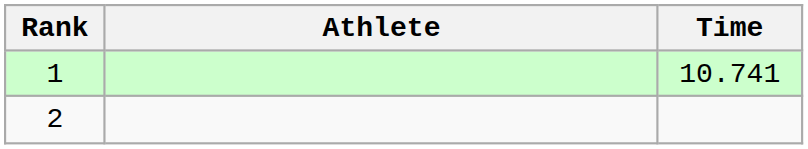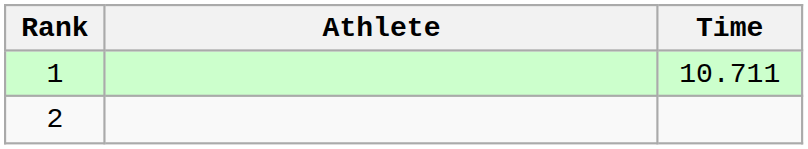(730, 74) 10.741 -> (730, 74) 10.711
